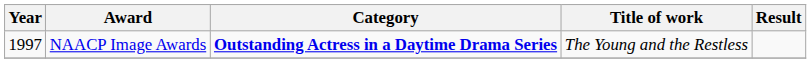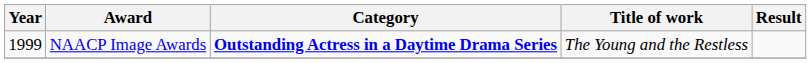(25, 44) 1997 -> (25, 44) 1999
